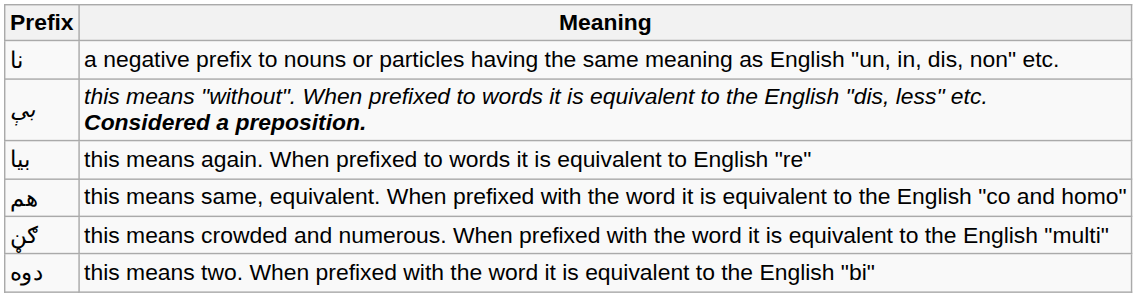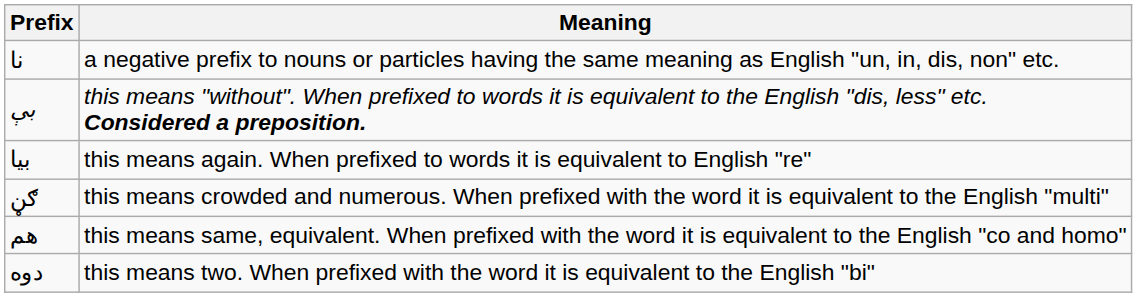rows swapped: (24, 197) <-> (24, 235)
